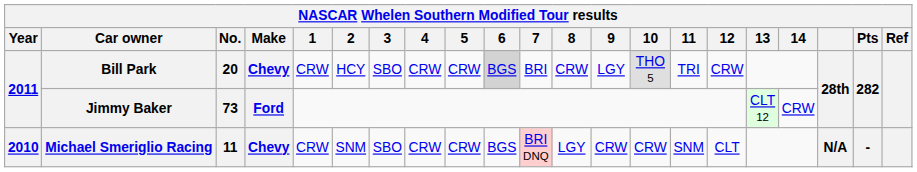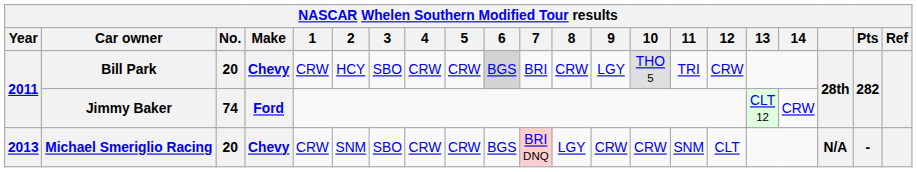(230, 108) 73 -> (230, 108) 74
(23, 147) 2010 -> (23, 147) 2013
(230, 147) 11 -> (230, 147) 20
